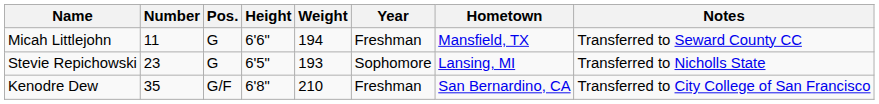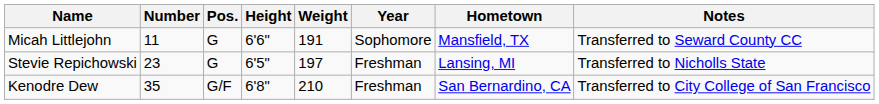(311, 39) 194 -> (311, 39) 191
(388, 39) Freshman -> (393, 39) Sophomore
(311, 63) 193 -> (311, 63) 197
(393, 63) Sophomore -> (388, 63) Freshman
